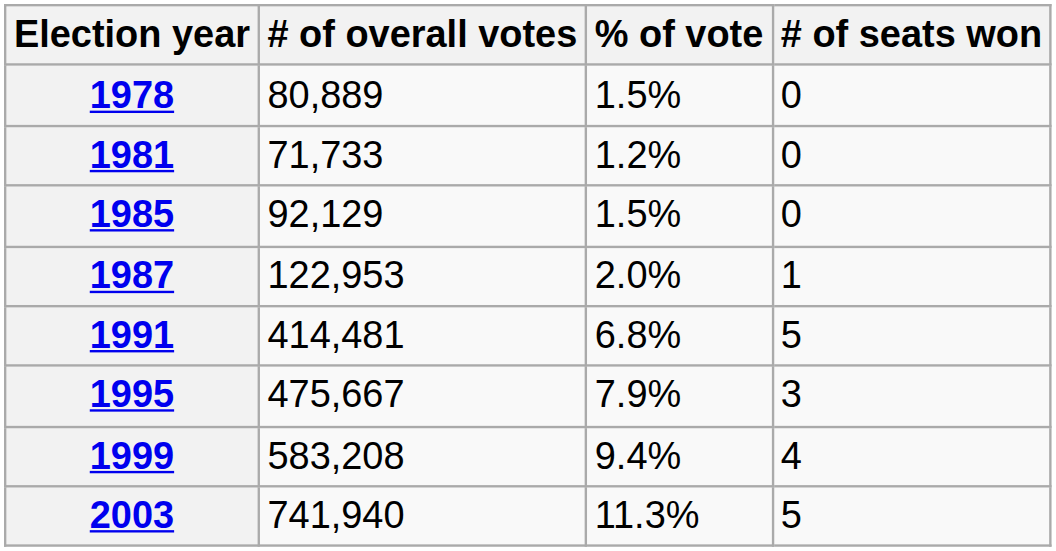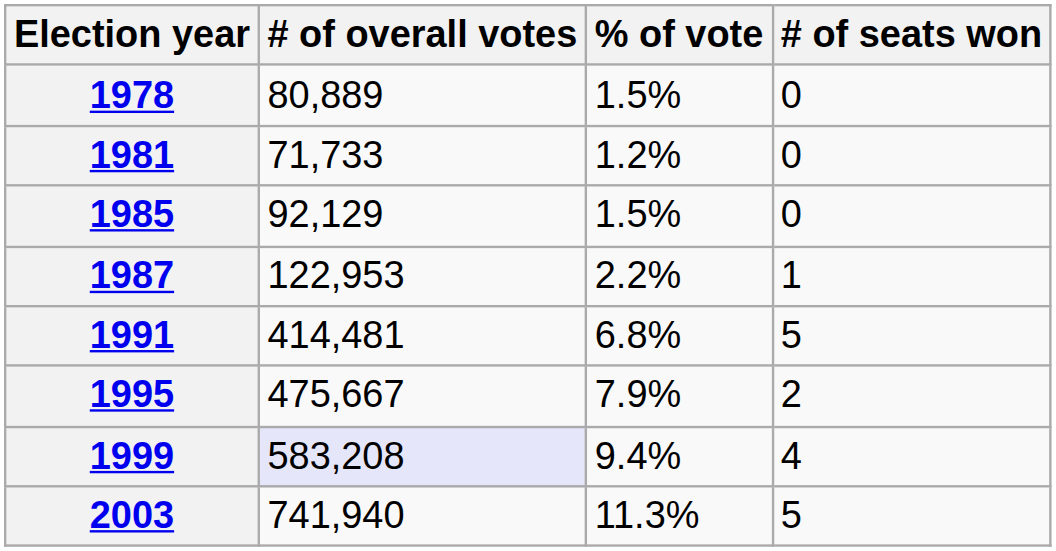(638, 275) 2.0% -> (638, 275) 2.2%
(791, 395) 3 -> (791, 395) 2
(336, 455) no background -> (336, 455) lavender background
